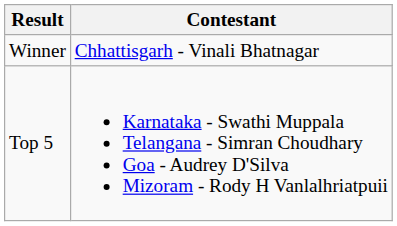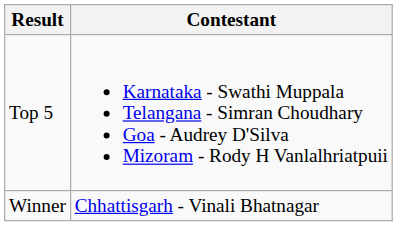rows swapped: (37, 50) <-> (31, 143)
